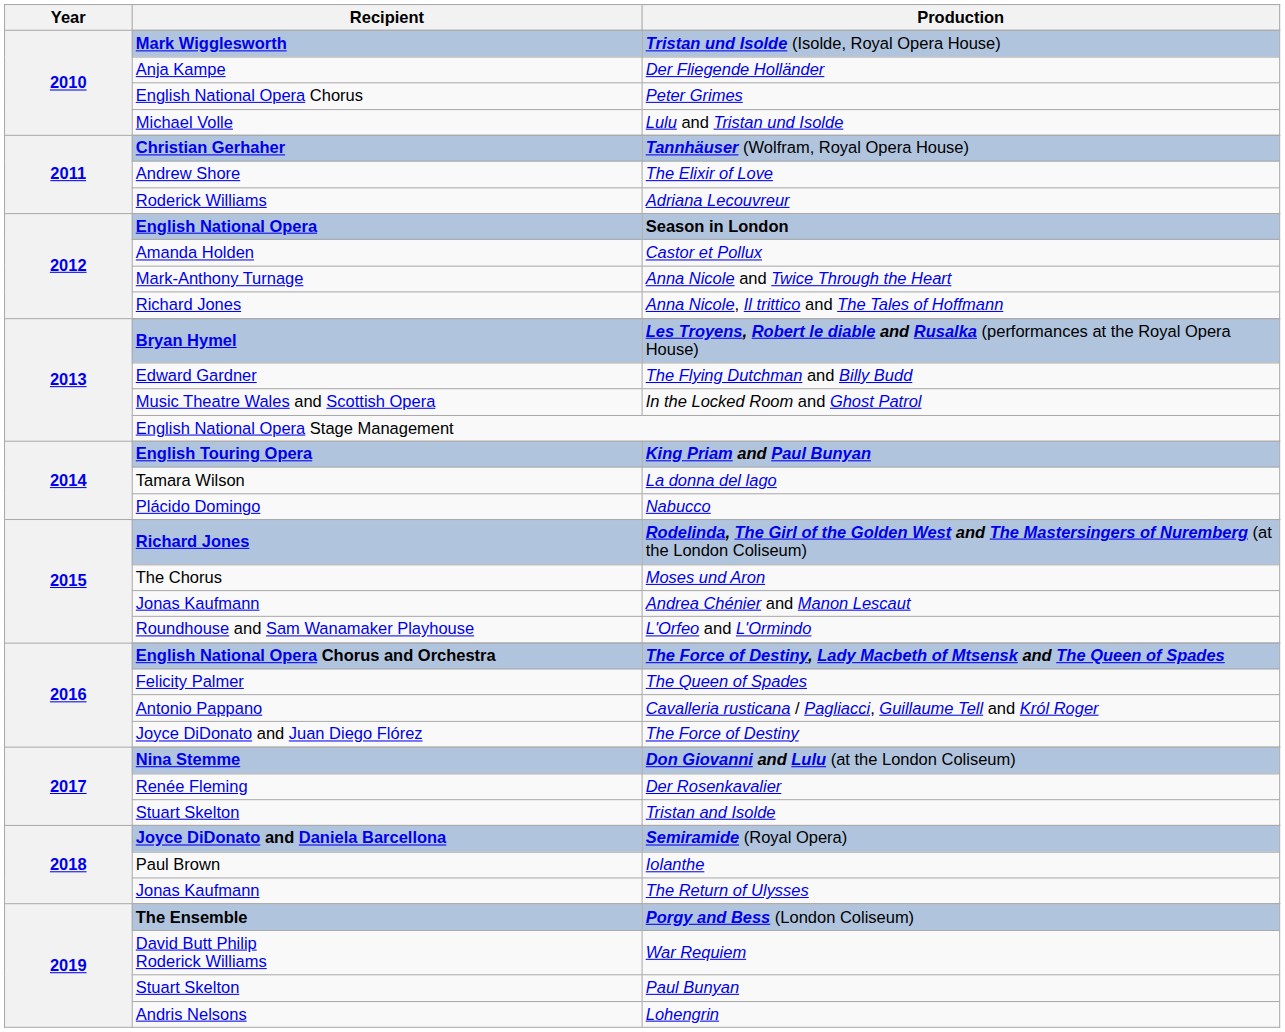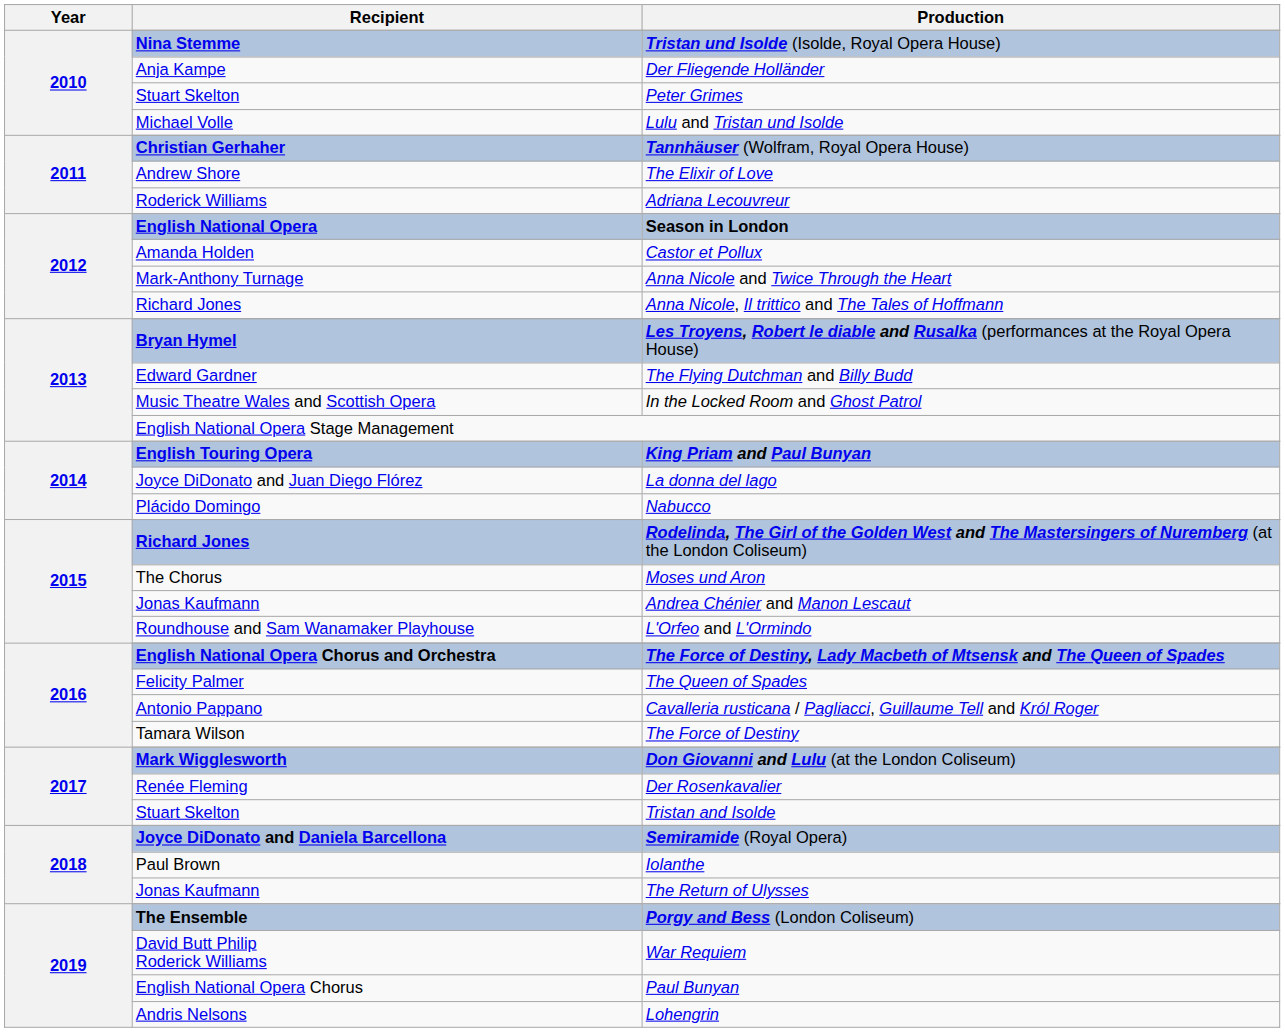(211, 43) Mark Wigglesworth -> (188, 43) Nina Stemme
(249, 95) English National Opera Chorus -> (188, 95) Stuart Skelton
(190, 480) Tamara Wilson -> (279, 480) Joyce DiDonato and Juan Diego Flórez
(279, 734) Joyce DiDonato and Juan Diego Flórez -> (190, 734) Tamara Wilson
(188, 760) Nina Stemme -> (211, 760) Mark Wigglesworth
(188, 987) Stuart Skelton -> (249, 987) English National Opera Chorus
